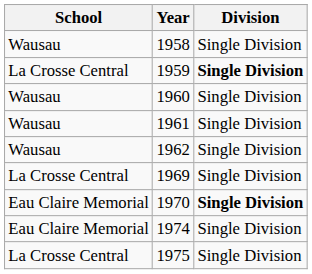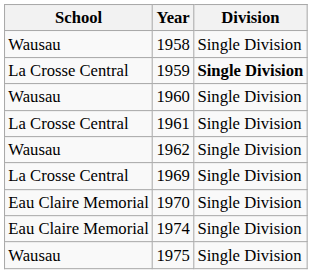(34, 123) Wausau -> (68, 123) La Crosse Central
(250, 202) bold -> (249, 202) normal
(68, 255) La Crosse Central -> (34, 255) Wausau
